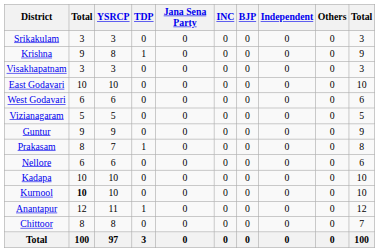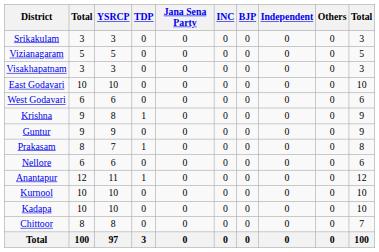rows swapped: (37, 116) <-> (37, 54)
rows swapped: (37, 178) <-> (37, 208)
(82, 193) bold -> (82, 193) normal
